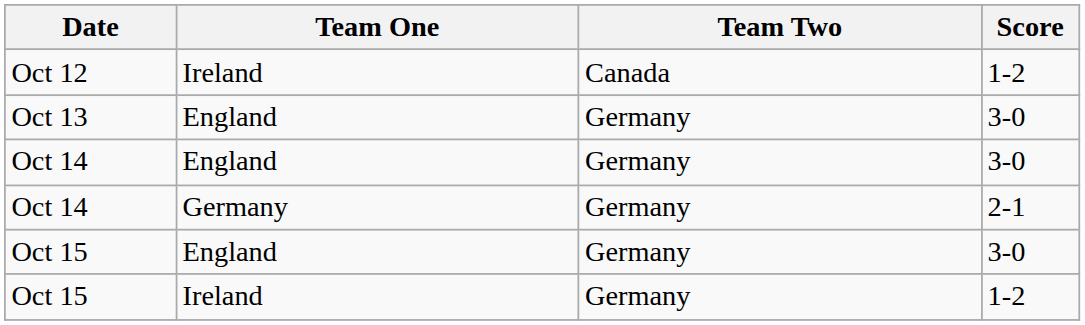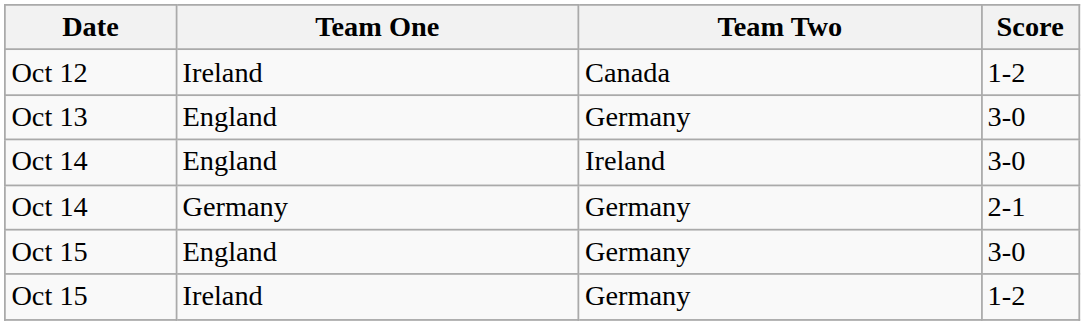(638, 161) Germany -> (625, 161) Ireland
